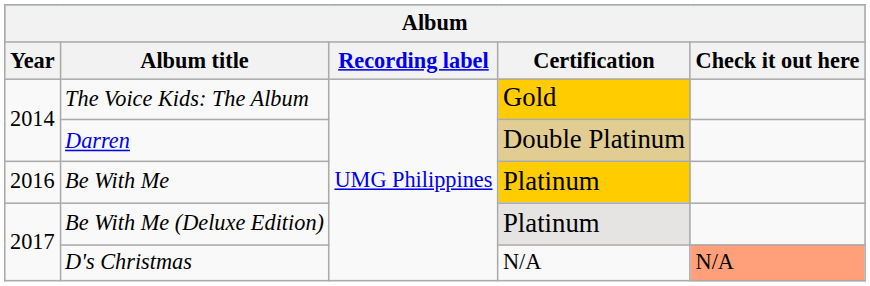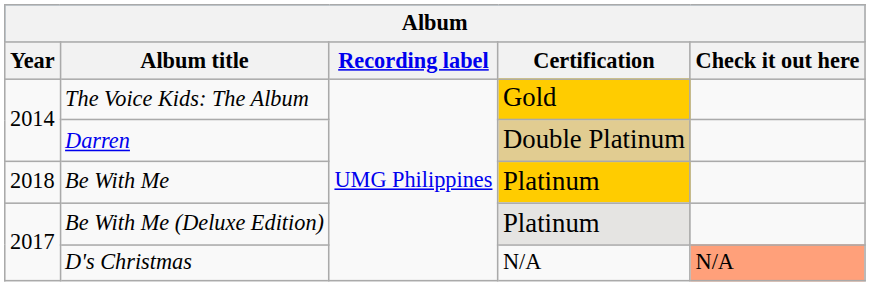(32, 182) 2016 -> (32, 182) 2018
